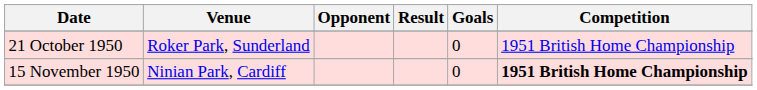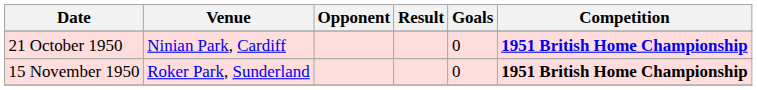(228, 44) Roker Park, Sunderland -> (217, 44) Ninian Park, Cardiff
(618, 44) normal -> (624, 44) bold
(217, 71) Ninian Park, Cardiff -> (228, 71) Roker Park, Sunderland
